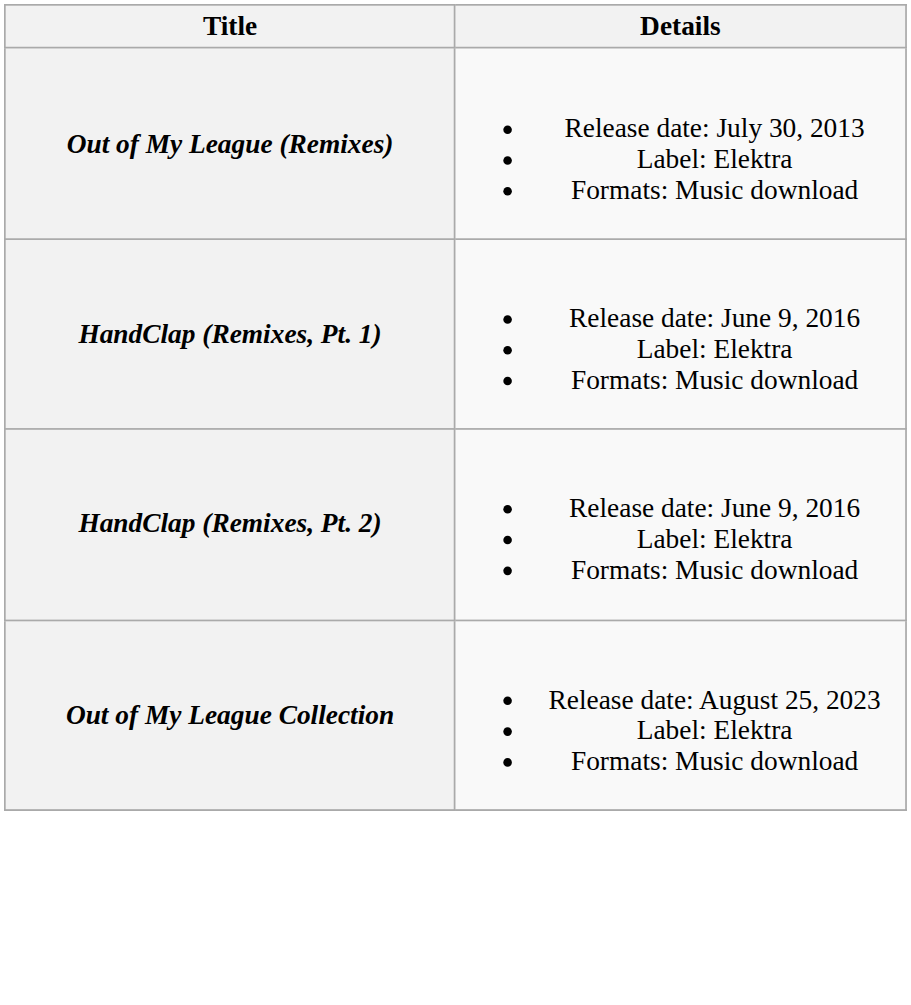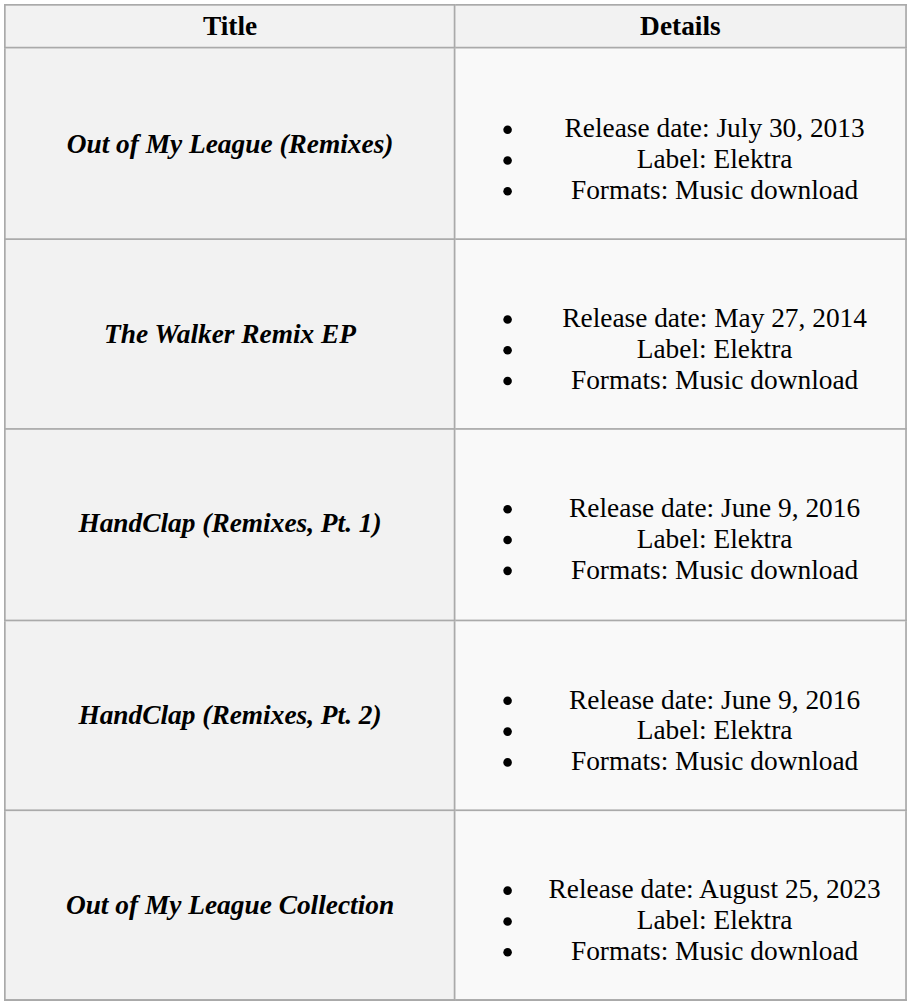+ row: (230, 333)
